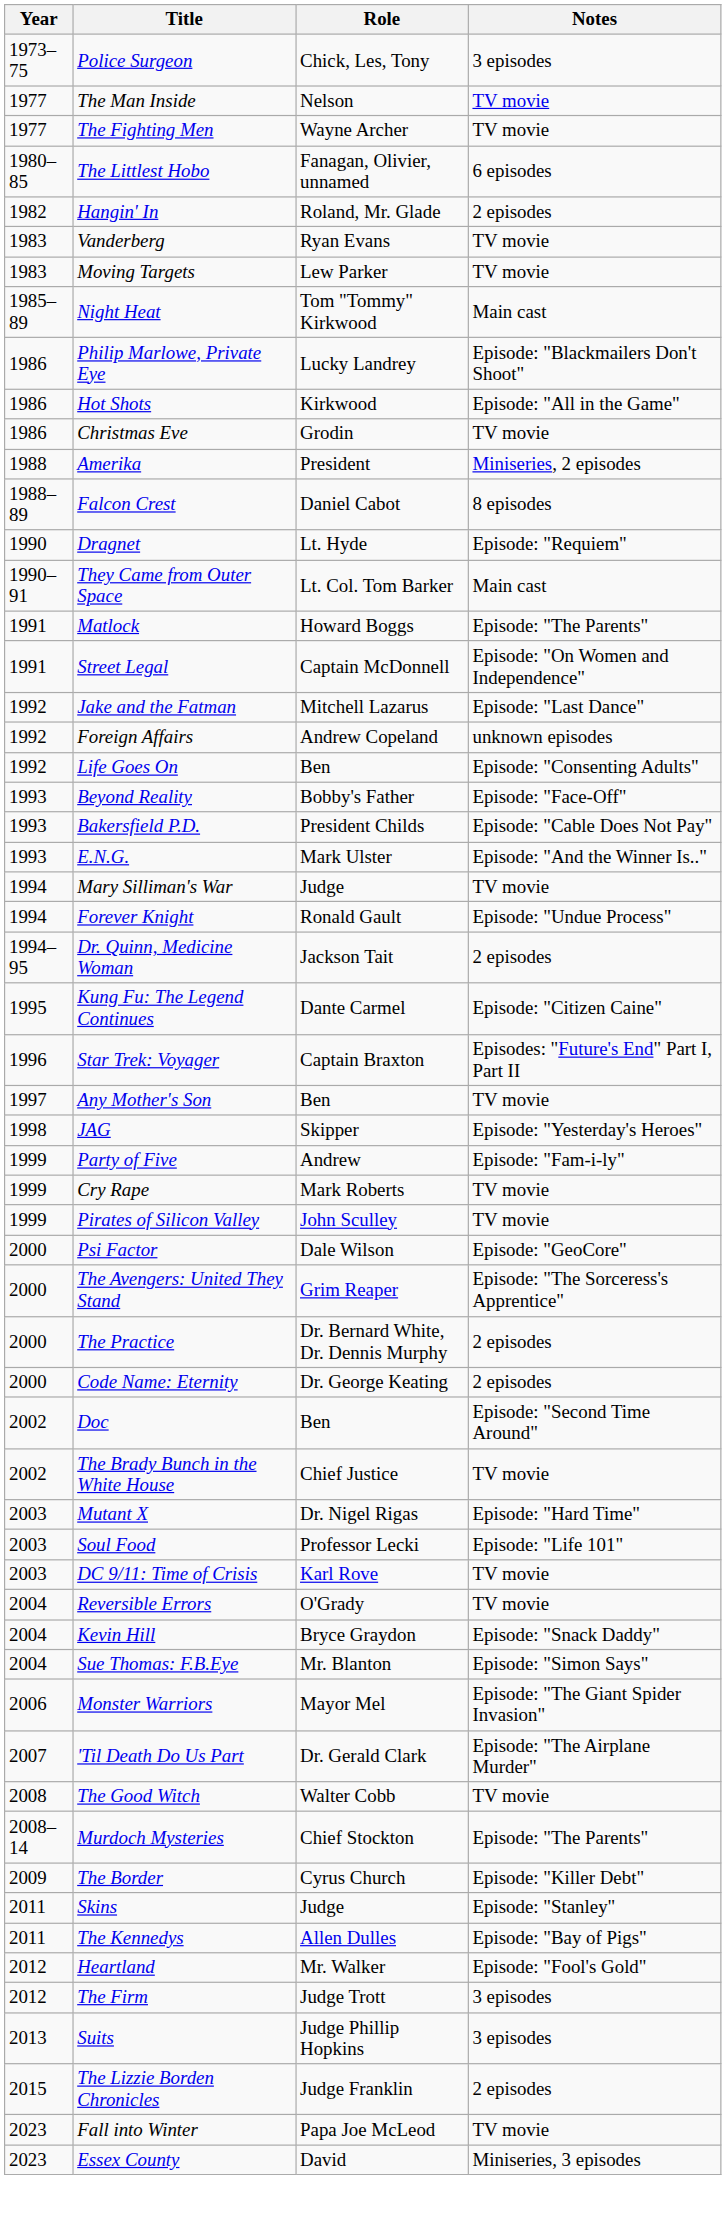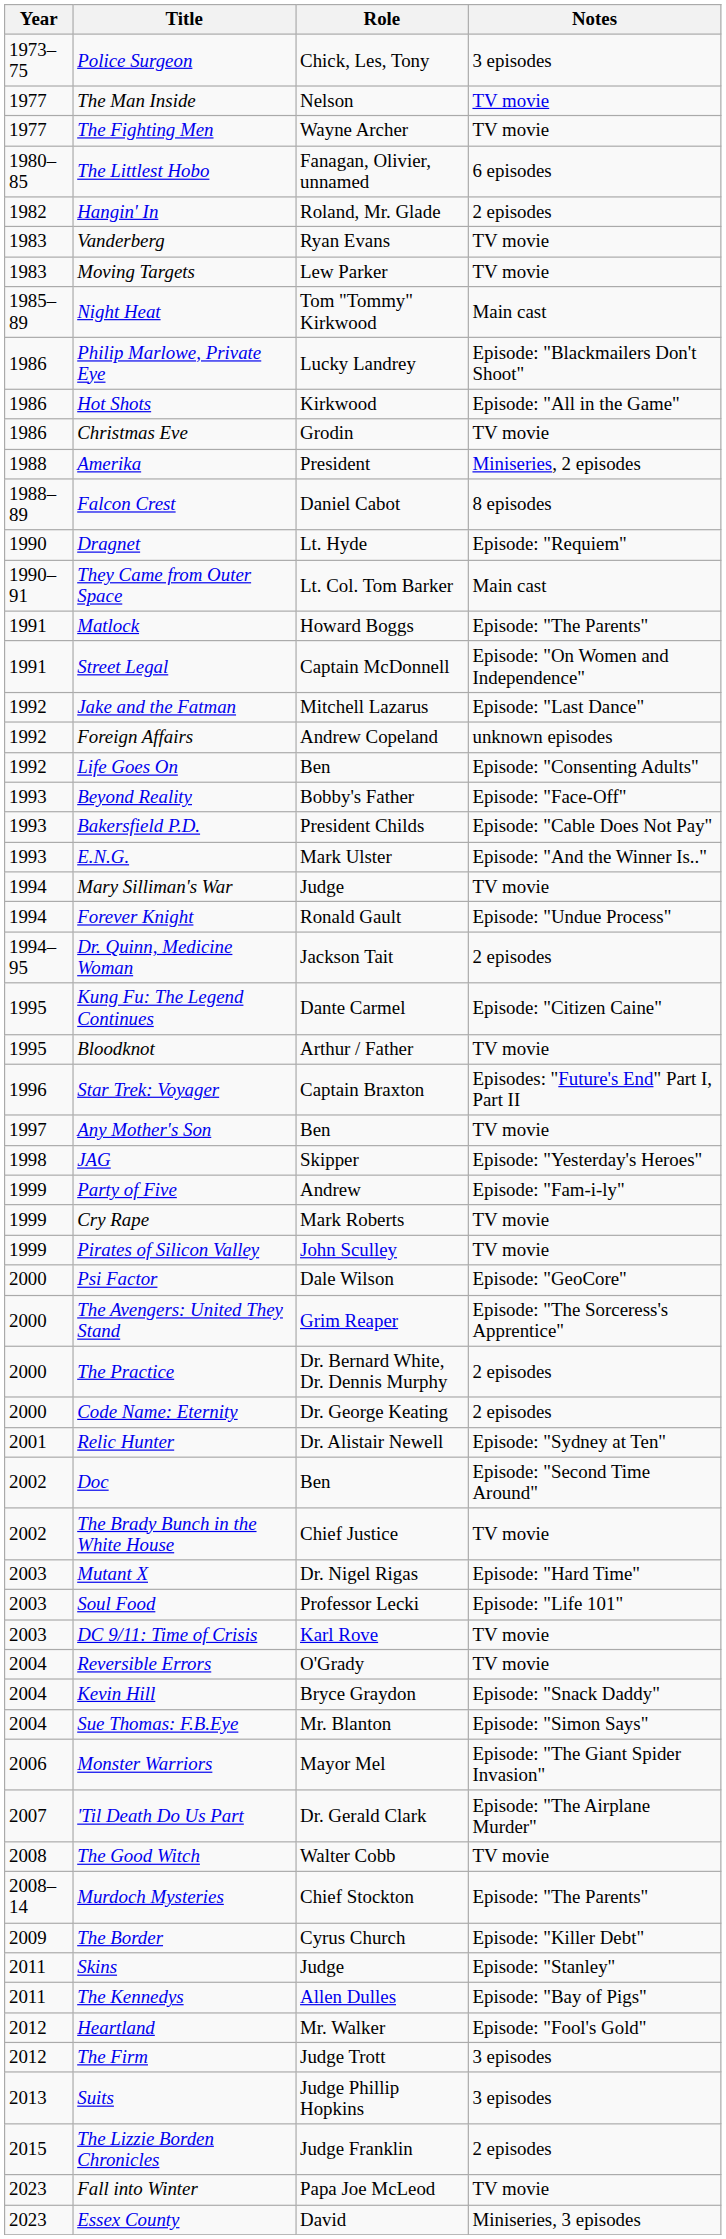+ row: (116, 1049)
+ row: (126, 1442)
